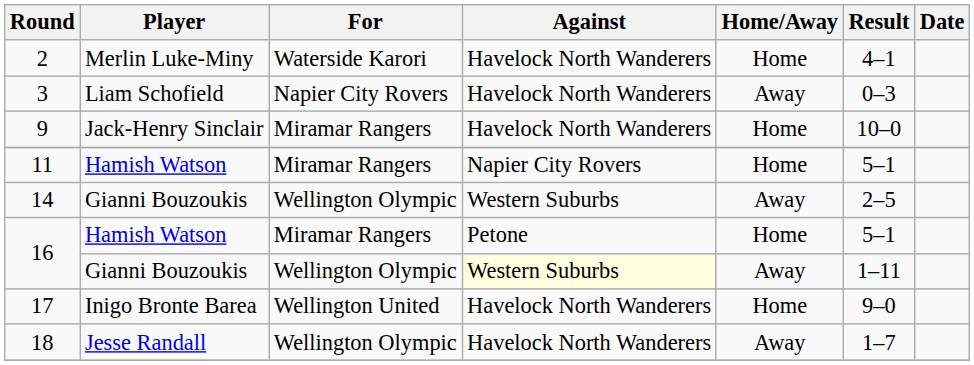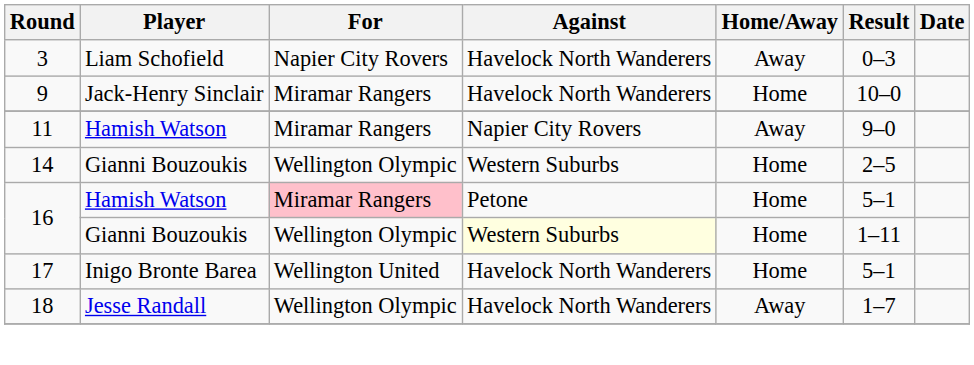- row: (42, 57)
(780, 164) Home -> (780, 128) Away
(879, 164) 5–1 -> (879, 128) 9–0
(780, 199) Away -> (780, 164) Home
(352, 235) no background -> (352, 199) pink background
(780, 270) Away -> (780, 235) Home
(879, 306) 9–0 -> (879, 270) 5–1
